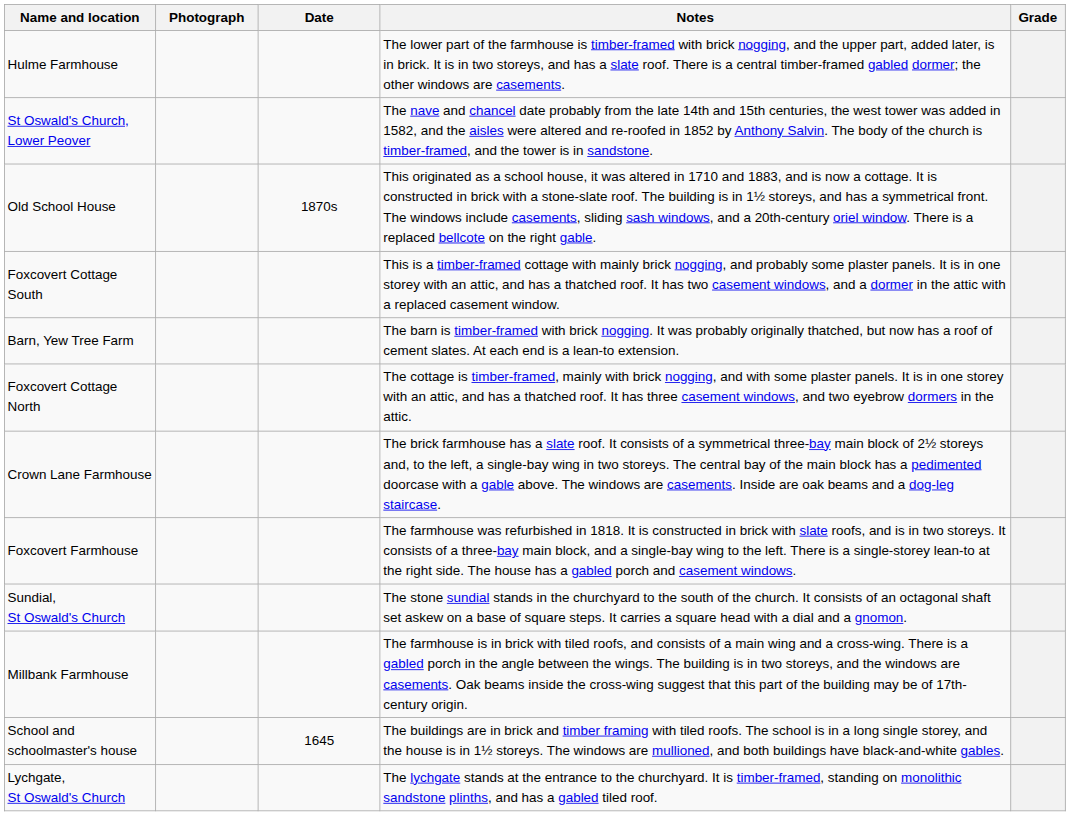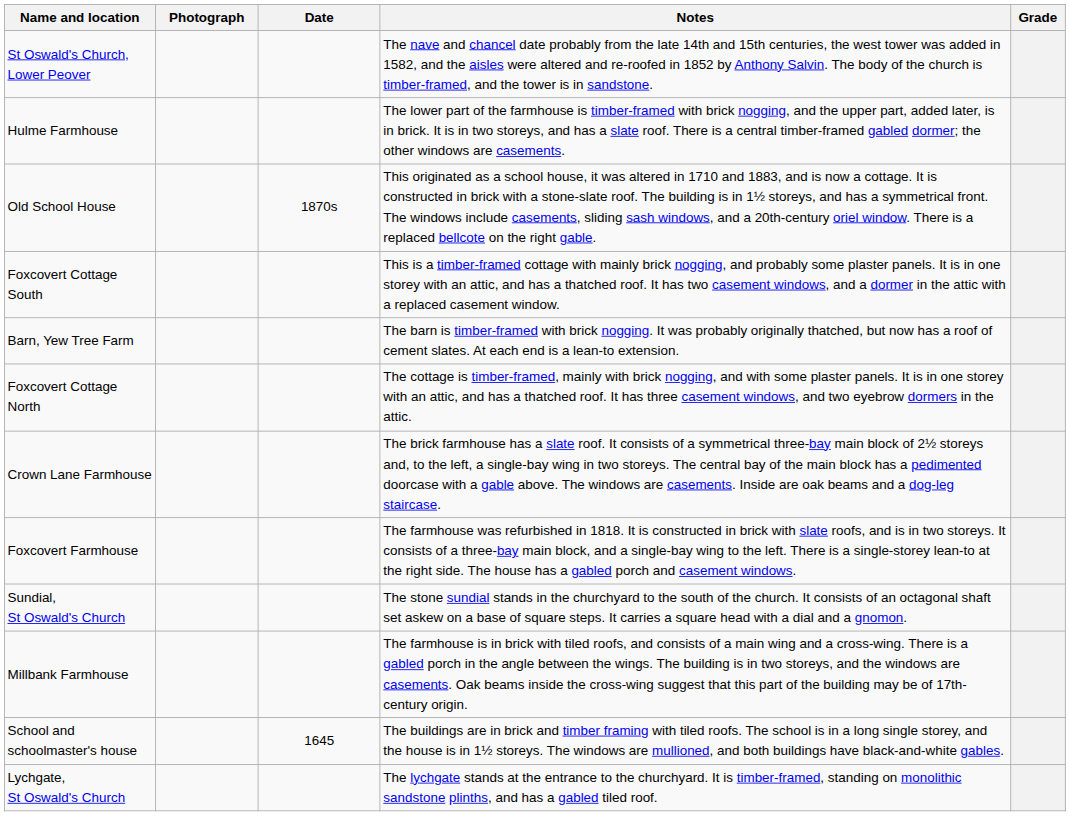rows swapped: (68, 130) <-> (63, 64)
